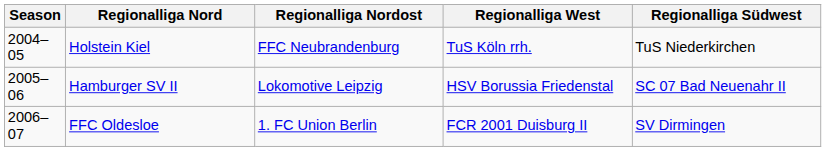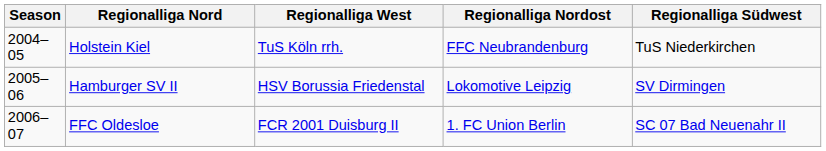columns swapped: (349, 16) <-> (538, 16)
(711, 86) SC 07 Bad Neuenahr II -> (680, 86) SV Dirmingen
(680, 126) SV Dirmingen -> (711, 126) SC 07 Bad Neuenahr II
